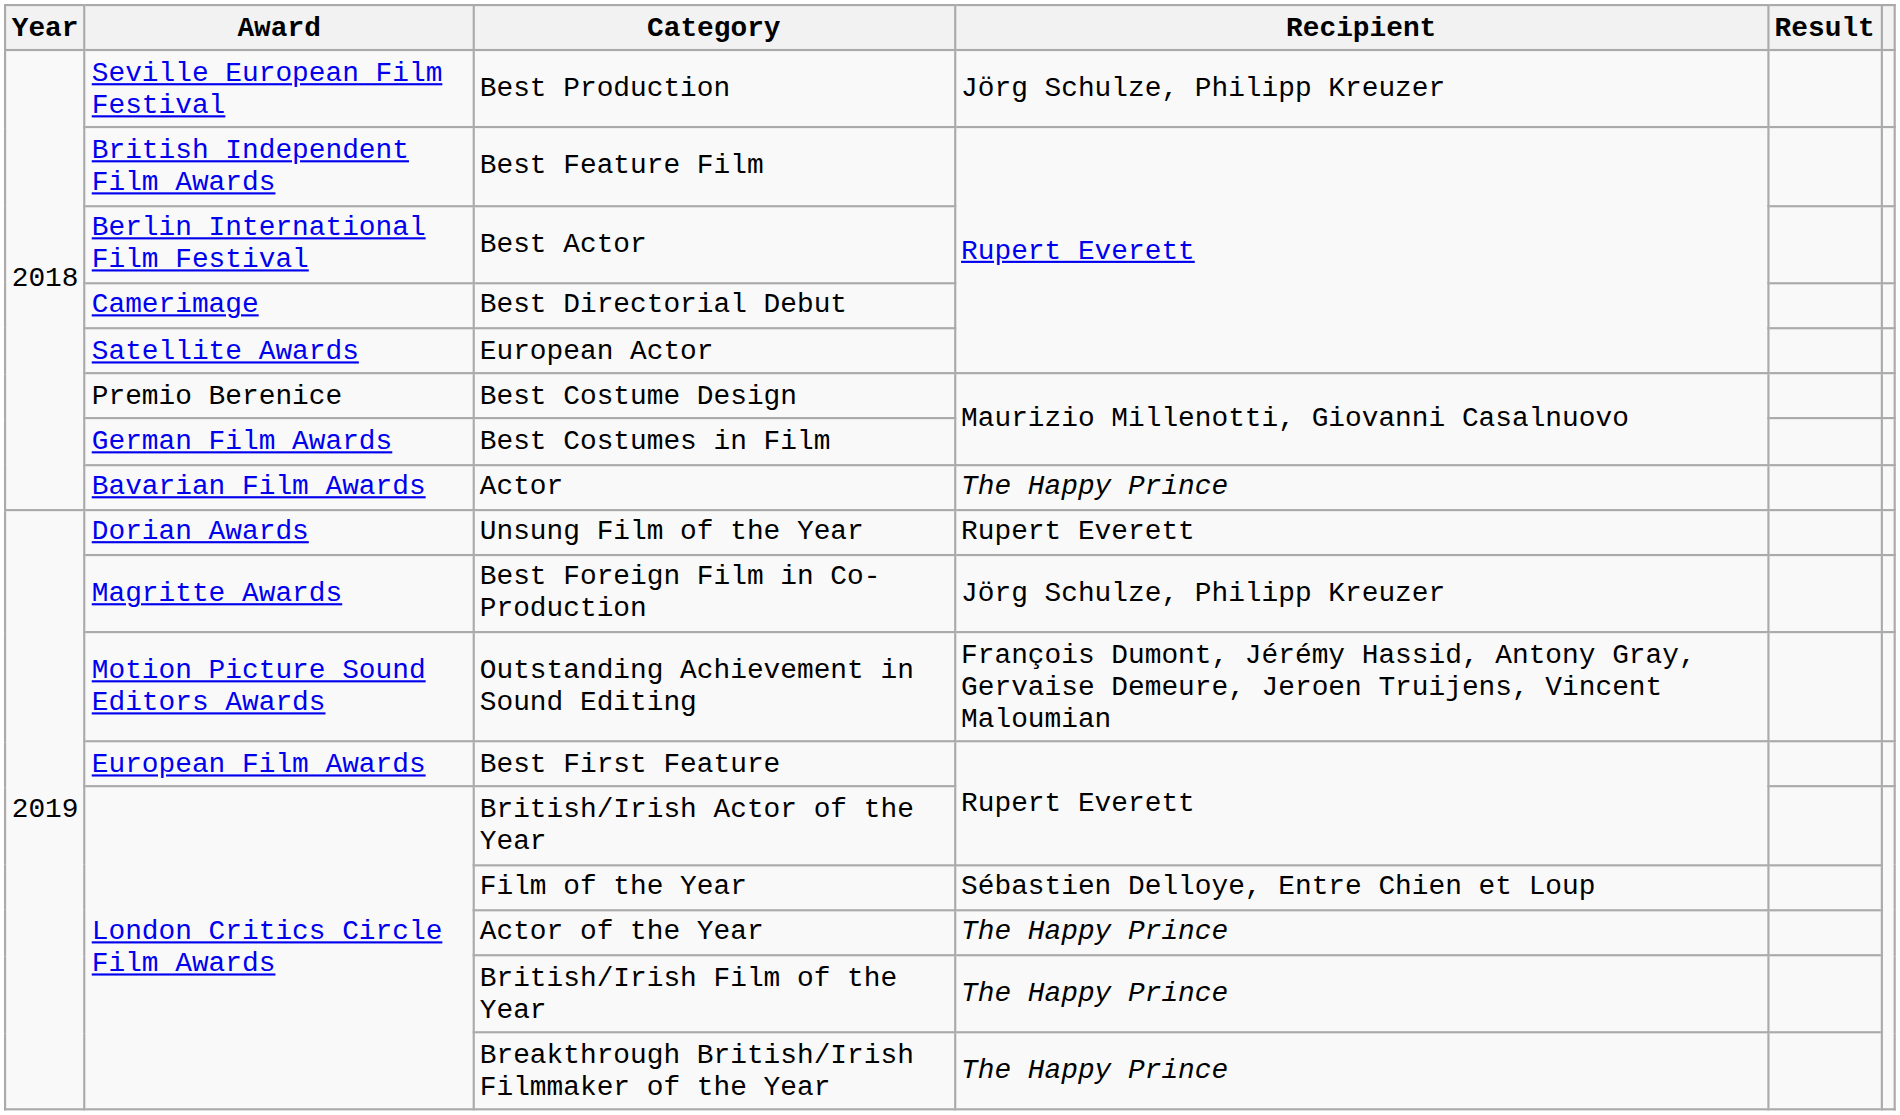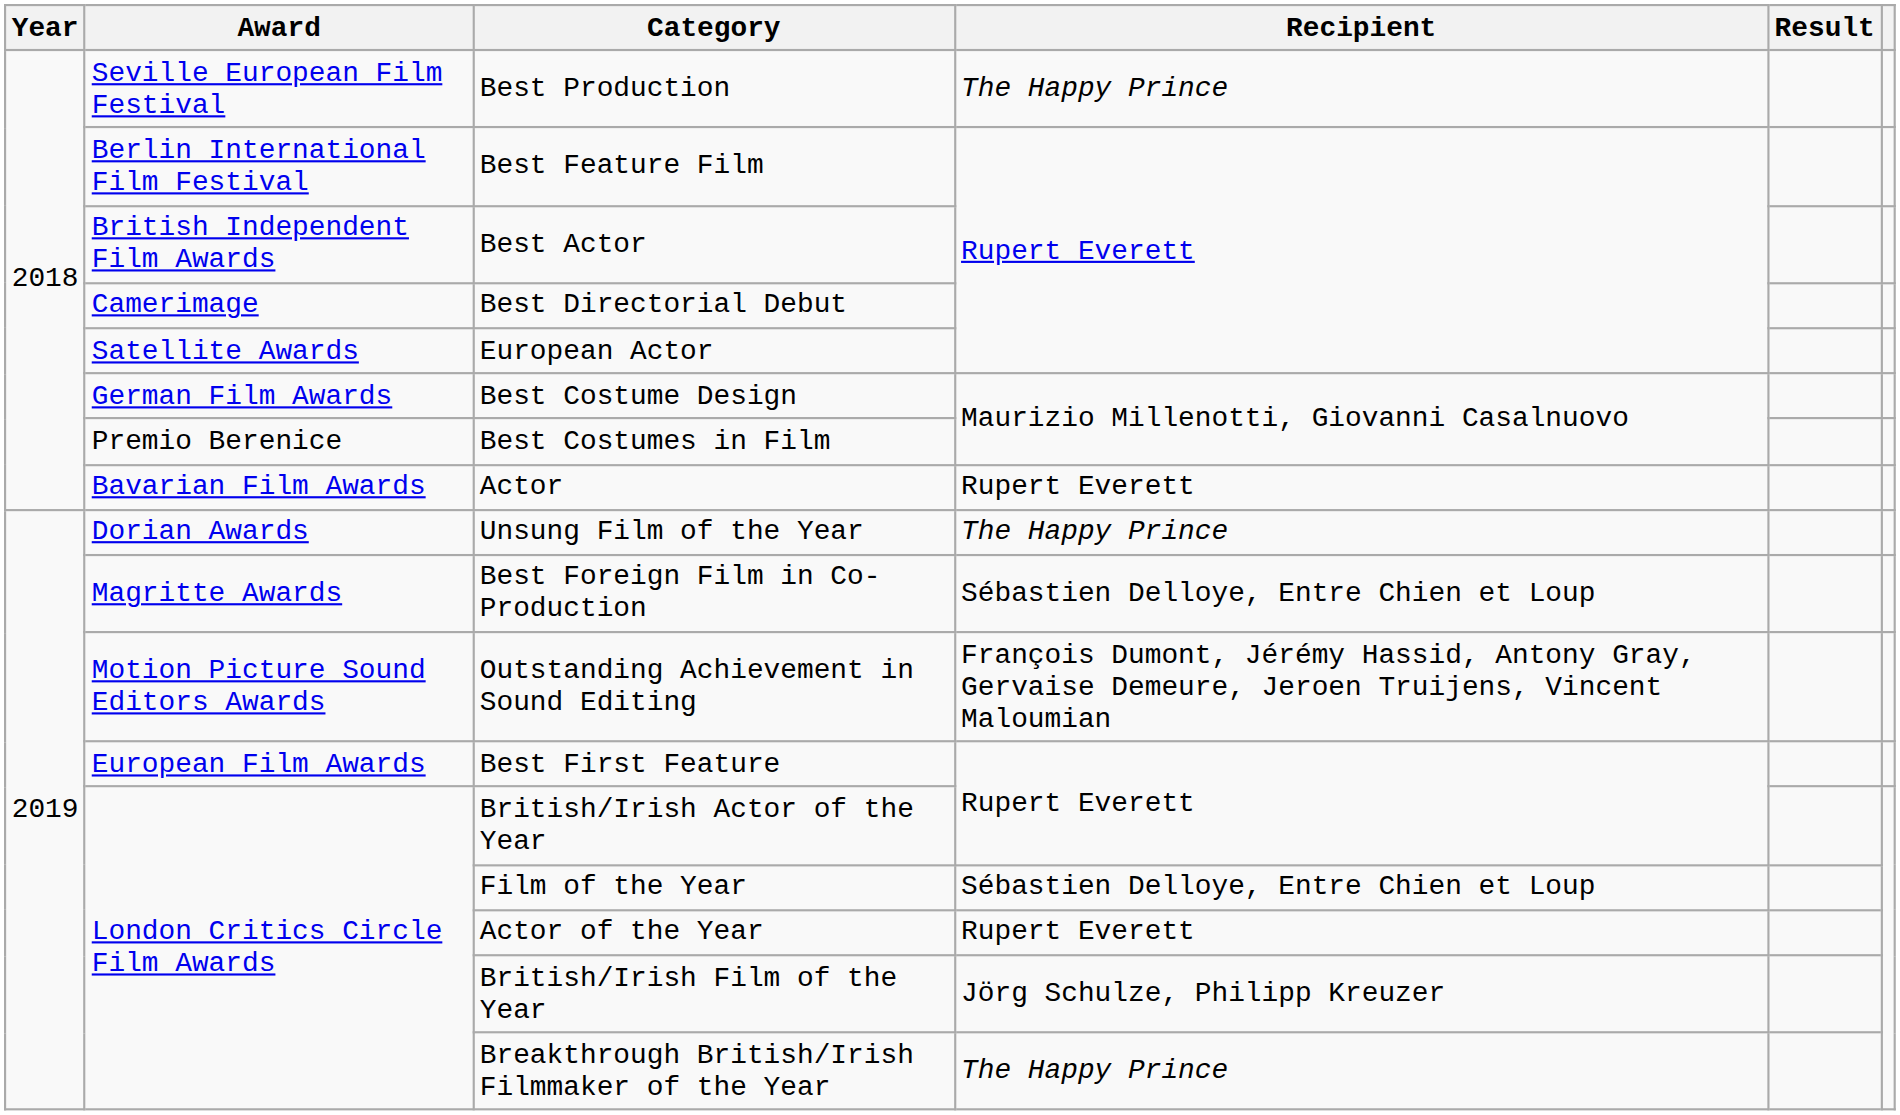(1203, 89) Jörg Schulze, Philipp Kreuzer -> (1095, 89) The Happy Prince
(250, 167) British Independent Film Awards -> (259, 167) Berlin International Film Festival
(259, 244) Berlin International Film Festival -> (250, 244) British Independent Film Awards
(217, 396) Premio Berenice -> (242, 396) German Film Awards
(242, 441) German Film Awards -> (217, 441) Premio Berenice
(1095, 487) The Happy Prince -> (1078, 487) Rupert Everett
(1078, 532) Rupert Everett -> (1095, 532) The Happy Prince
(1203, 594) Jörg Schulze, Philipp Kreuzer -> (1278, 594) Sébastien Delloye, Entre Chien et Loup
(1095, 933) The Happy Prince -> (1078, 933) Rupert Everett
(1095, 994) The Happy Prince -> (1203, 994) Jörg Schulze, Philipp Kreuzer
